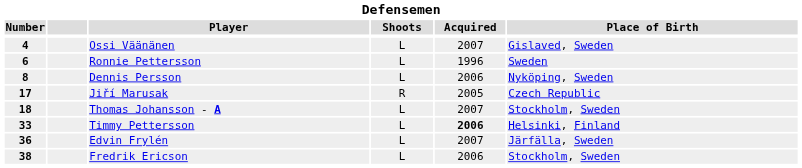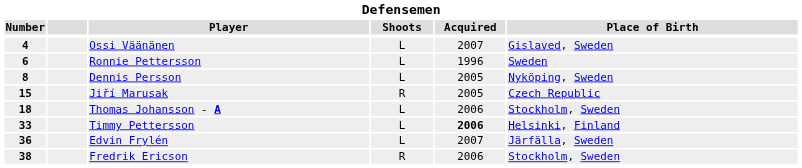(470, 77) 2006 -> (470, 77) 2005
(25, 93) 17 -> (25, 93) 15
(470, 109) 2007 -> (470, 109) 2006
(402, 157) L -> (402, 157) R
